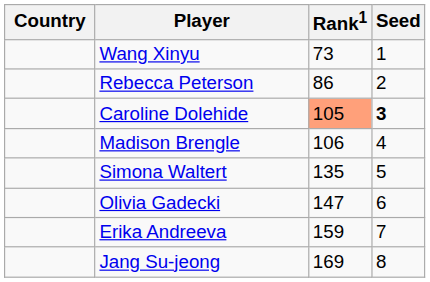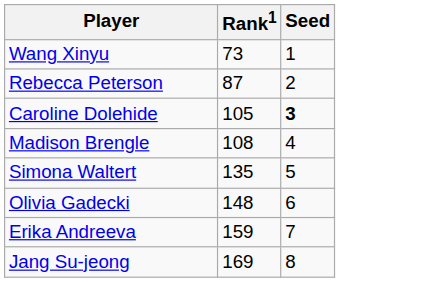- column: (50, 21)
(323, 83) 86 -> (233, 83) 87
(328, 113) lightsalmon background -> (238, 113) no background
(328, 143) 106 -> (238, 143) 108
(328, 202) 147 -> (238, 202) 148
